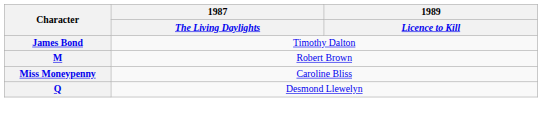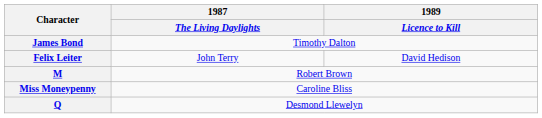+ row: (58, 58)
